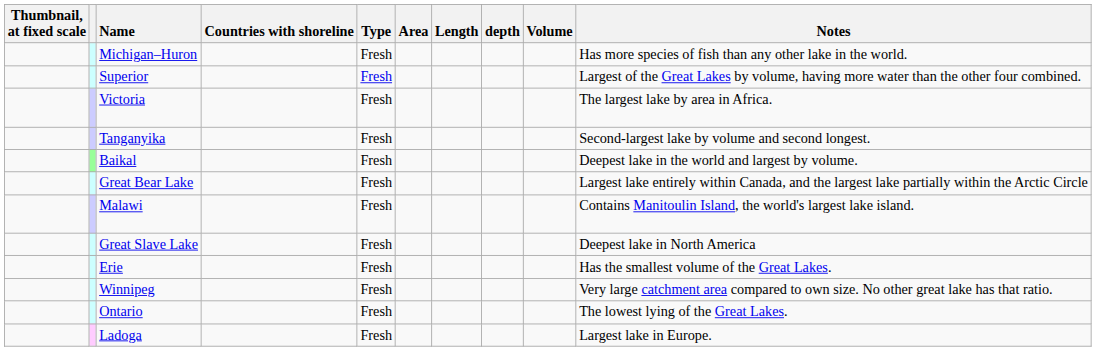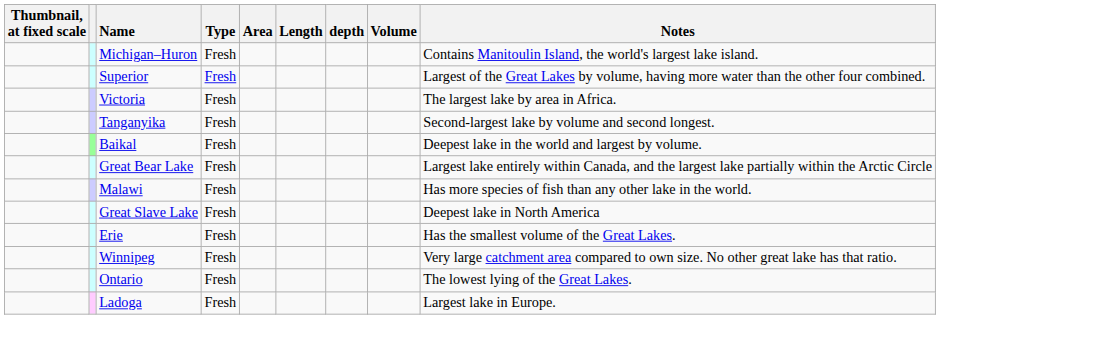- column: (279, 31)
(743, 54) Has more species of fish than any other lake in the world. -> (591, 54) Contains Manitoulin Island, the world's largest lake island.
(747, 205) Contains Manitoulin Island, the world's largest lake island. -> (587, 189) Has more species of fish than any other lake in the world.
